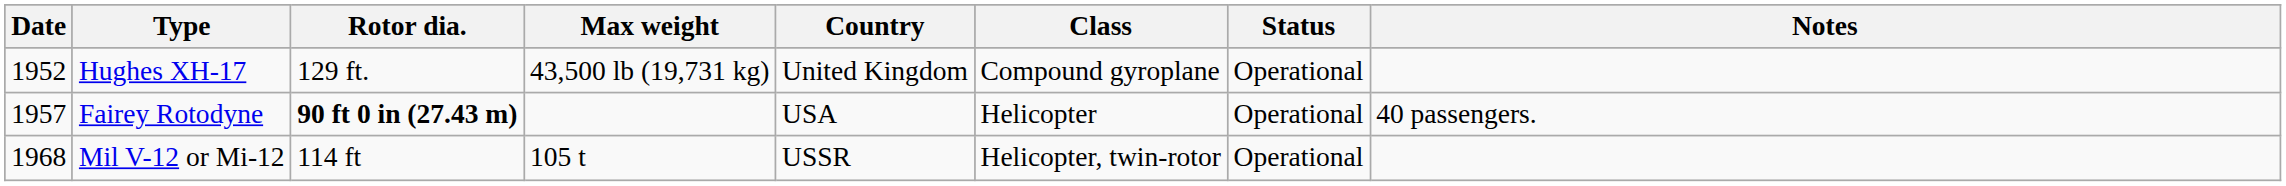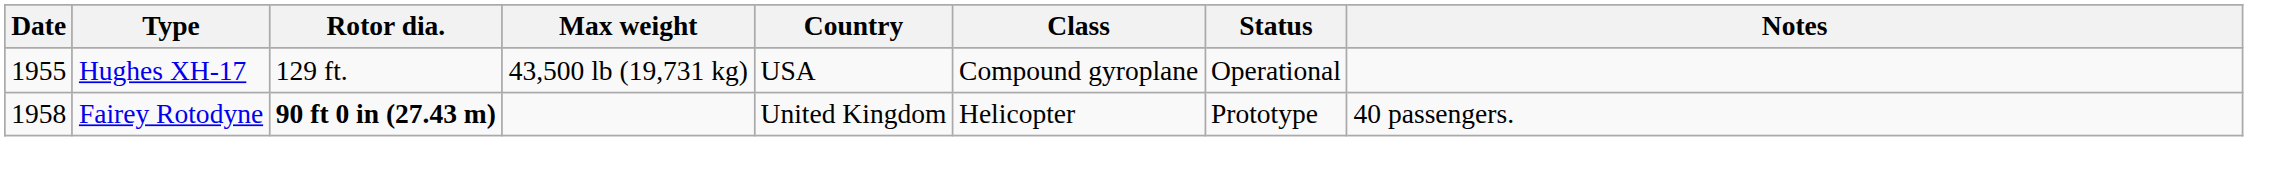(39, 69) 1952 -> (39, 69) 1955
(875, 69) United Kingdom -> (788, 69) USA
(39, 113) 1957 -> (39, 113) 1958
(810, 113) USA -> (853, 113) United Kingdom
(1299, 113) Operational -> (1264, 113) Prototype
- row: (182, 157)
